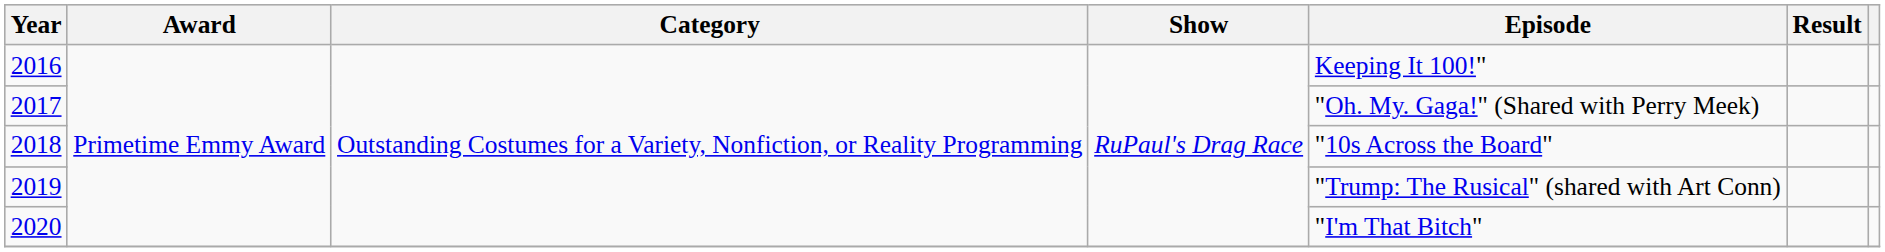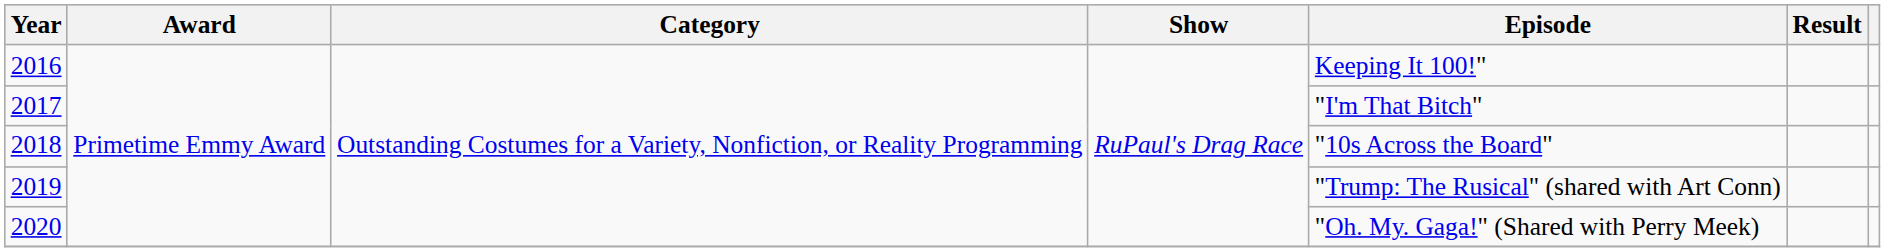(1537, 105) "Oh. My. Gaga!" (Shared with Perry Meek) -> (1399, 105) "I'm That Bitch"
(1399, 226) "I'm That Bitch" -> (1537, 226) "Oh. My. Gaga!" (Shared with Perry Meek)
